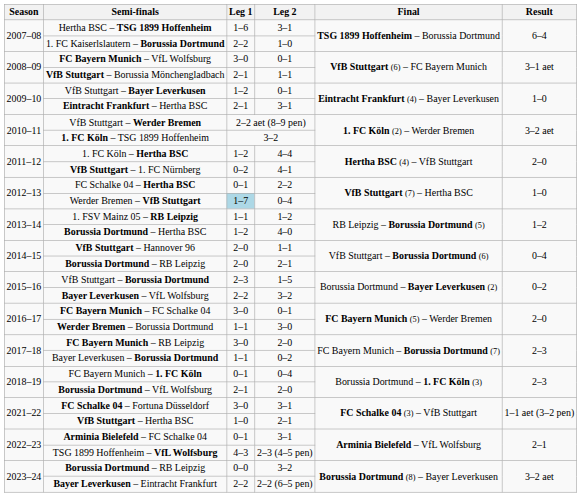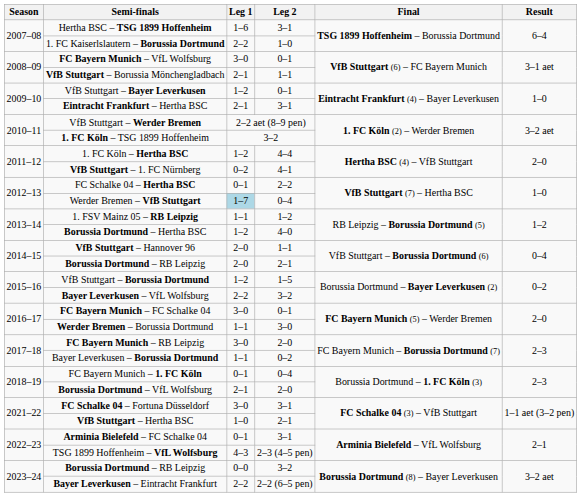(241, 279) 2–3 -> (241, 279) 1–2
